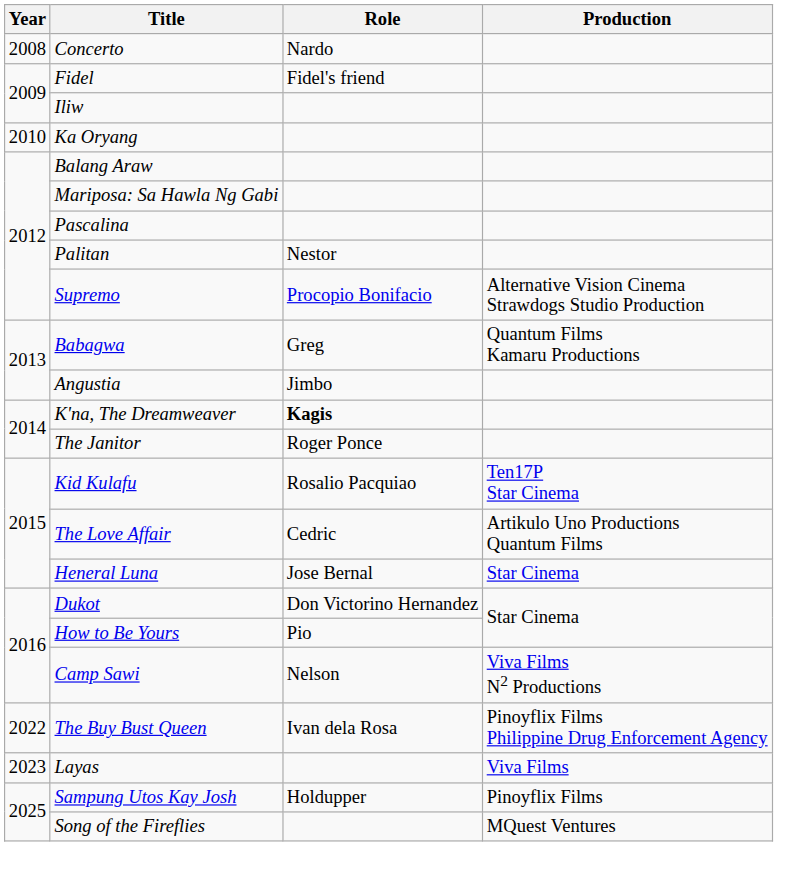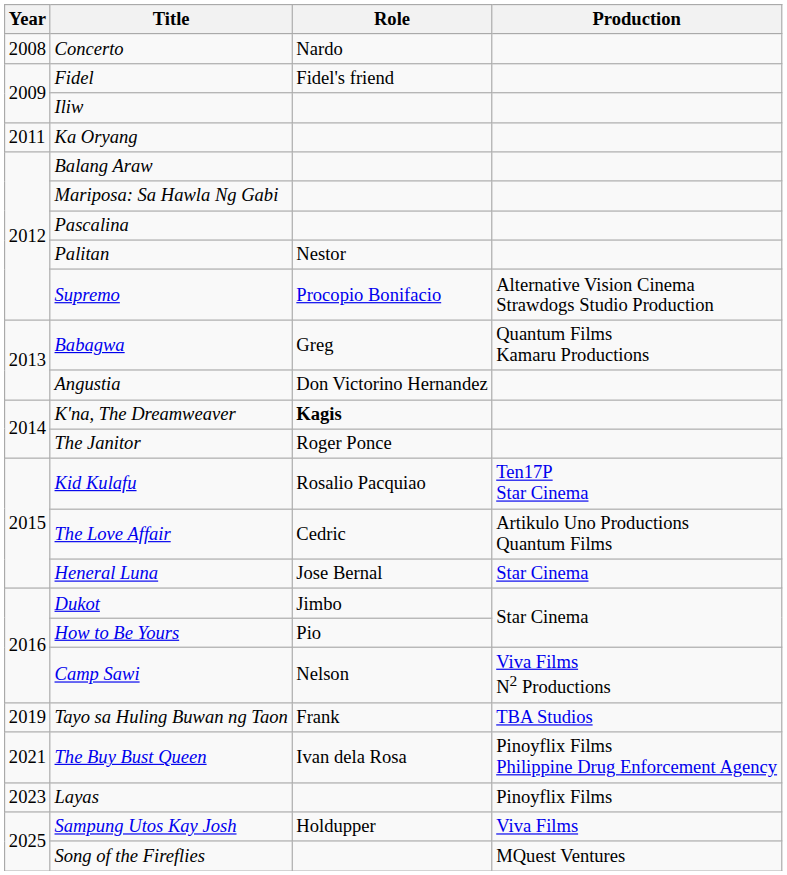(27, 136) 2010 -> (27, 136) 2011
(310, 384) Jimbo -> (392, 384) Don Victorino Hernandez
(383, 603) Don Victorino Hernandez -> (319, 603) Jimbo
+ row: (171, 717)
(27, 727) 2022 -> (27, 757) 2021
(528, 767) Viva Films -> (554, 797) Pinoyflix Films
(545, 797) Pinoyflix Films -> (537, 826) Viva Films
